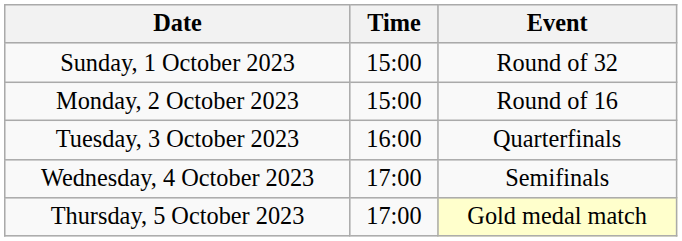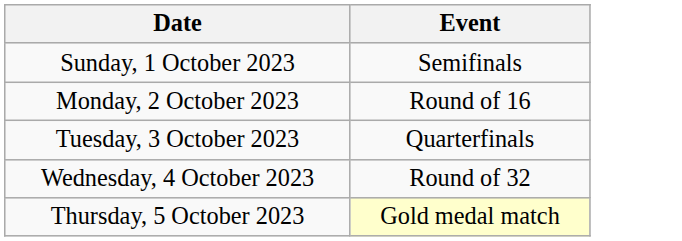- column: (394, 23)
(557, 62) Round of 32 -> (470, 62) Semifinals
(557, 178) Semifinals -> (470, 178) Round of 32
